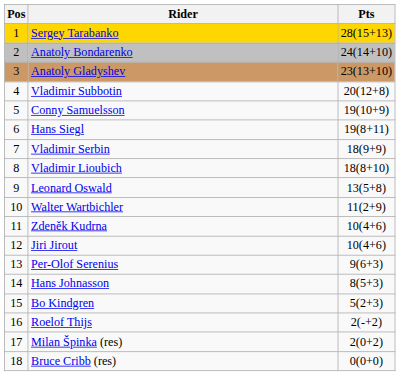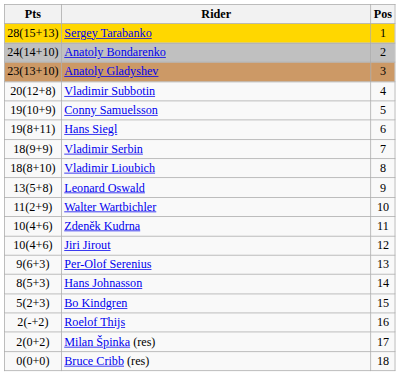columns swapped: (16, 14) <-> (366, 14)
